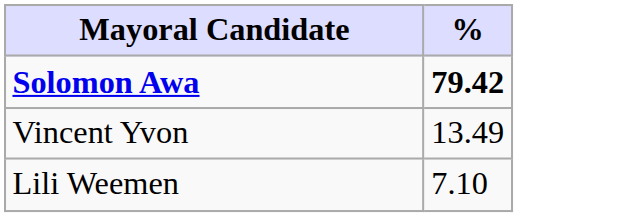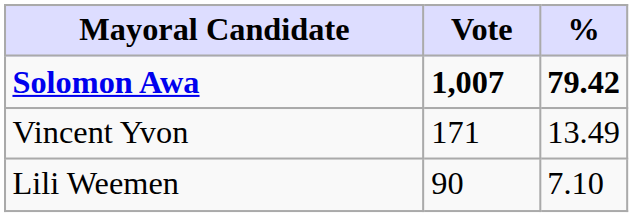+ column: (482, 30)
